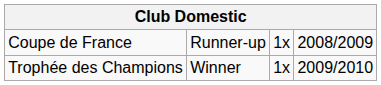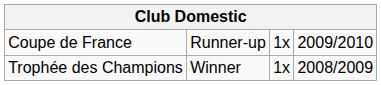(335, 42) 2008/2009 -> (335, 42) 2009/2010
(335, 67) 2009/2010 -> (335, 67) 2008/2009
